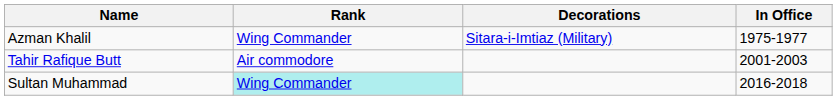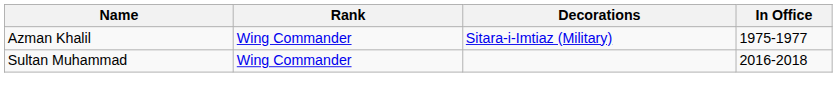- row: (64, 60)
(294, 83) paleturquoise background -> (294, 60) no background
